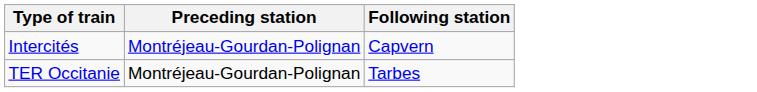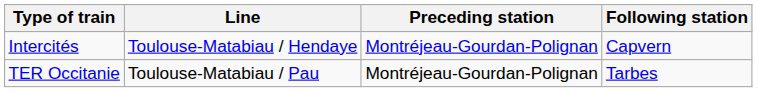+ column: (243, 18)
